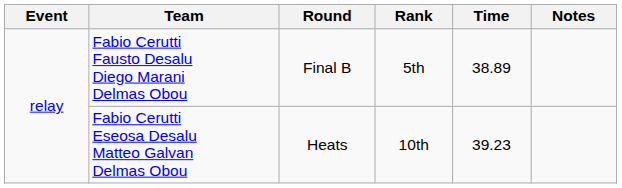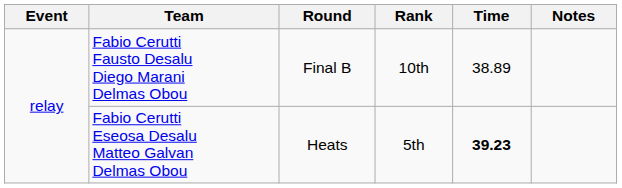(414, 67) 5th -> (414, 67) 10th
(414, 144) 10th -> (414, 144) 5th
(491, 144) normal -> (491, 144) bold
